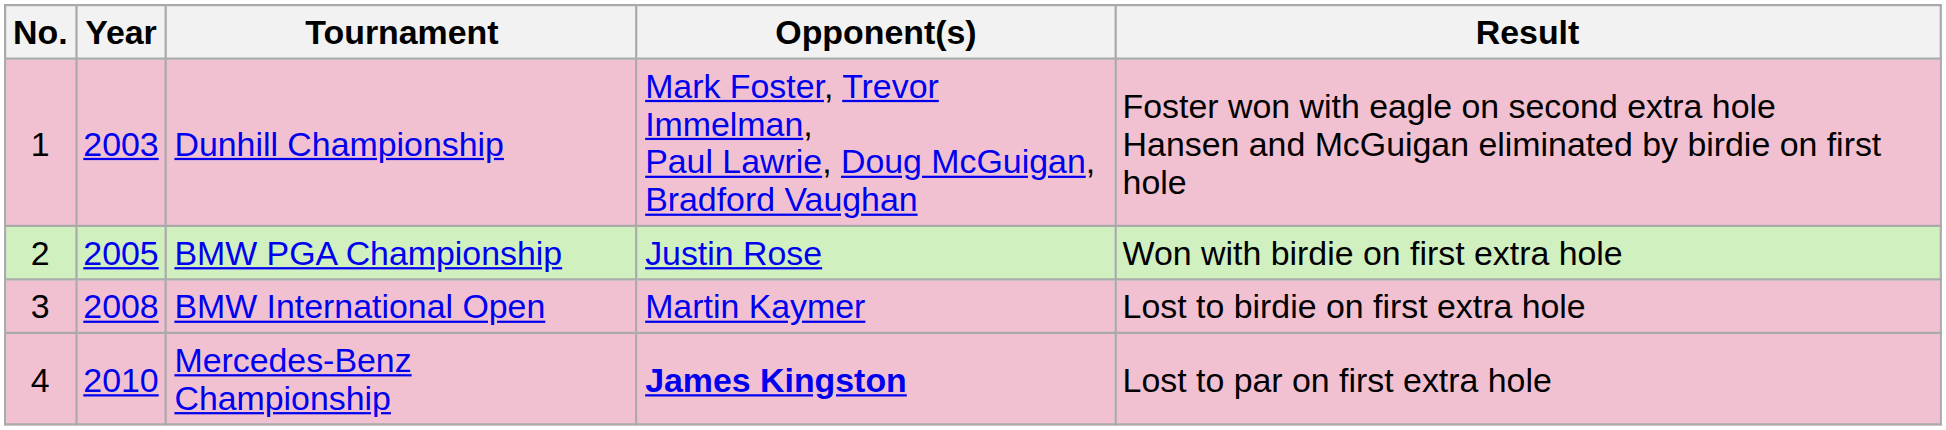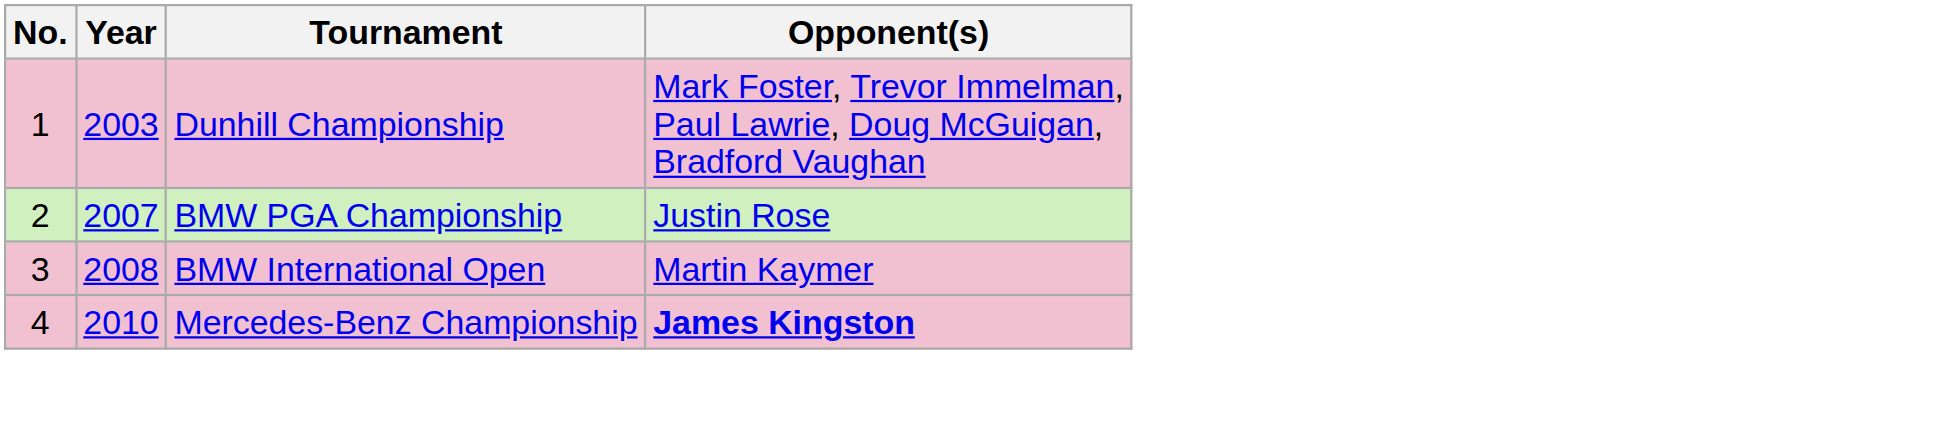- column: (1528, 32)
(121, 253) 2005 -> (121, 215) 2007
